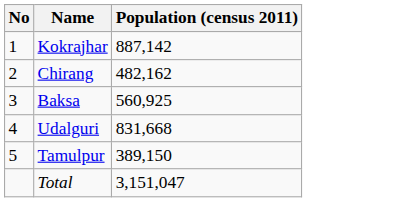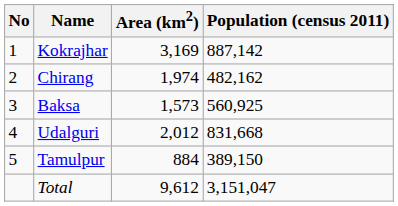+ column: (157, 20)
